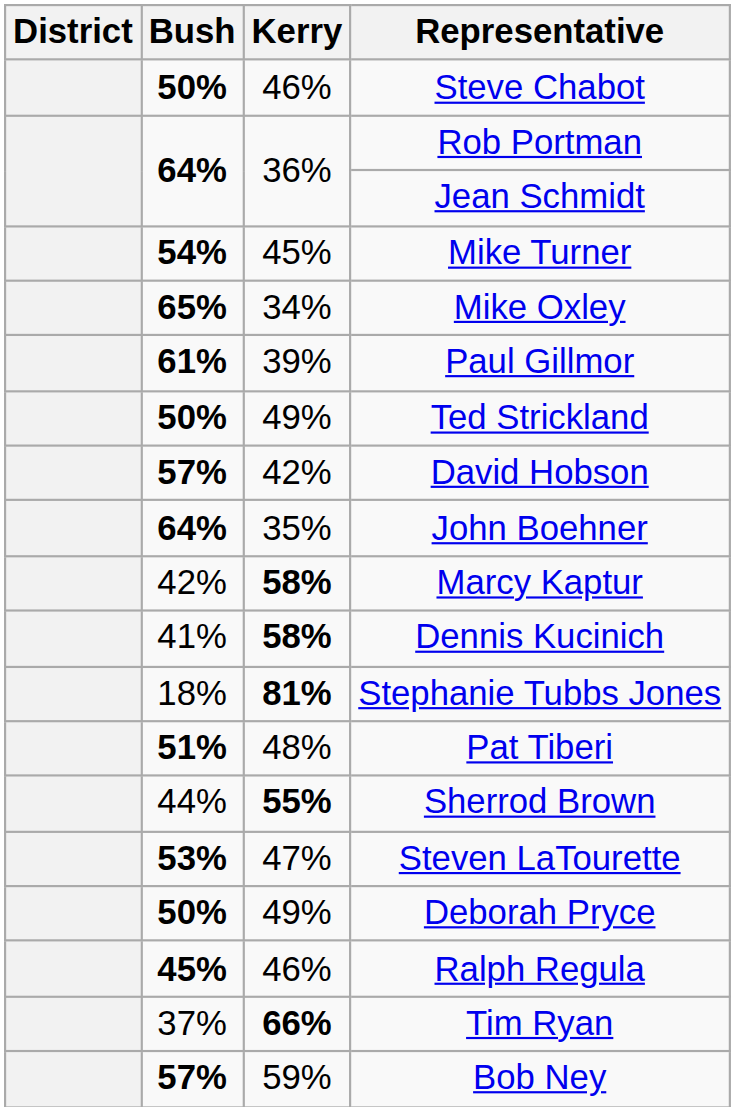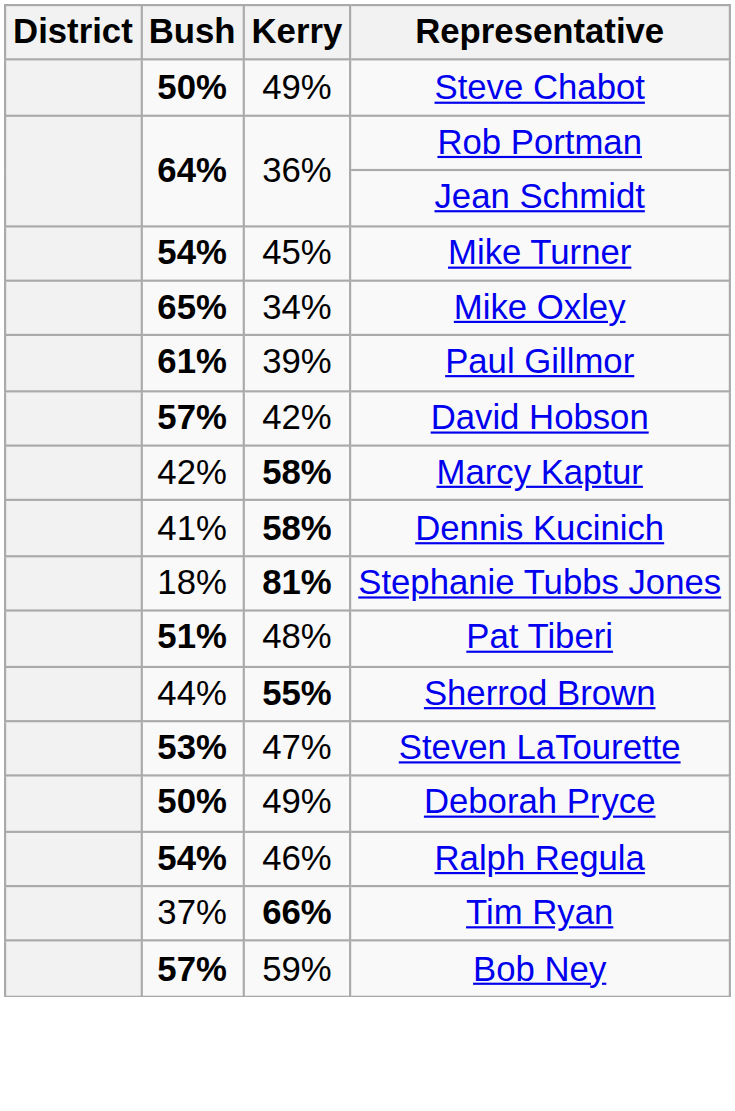(297, 87) 46% -> (297, 87) 49%
- row: (540, 417)
- row: (540, 527)
(192, 968) 45% -> (192, 857) 54%
